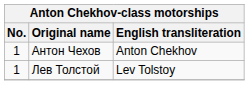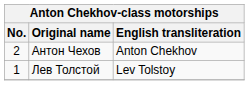(17, 51) 1 -> (17, 51) 2
